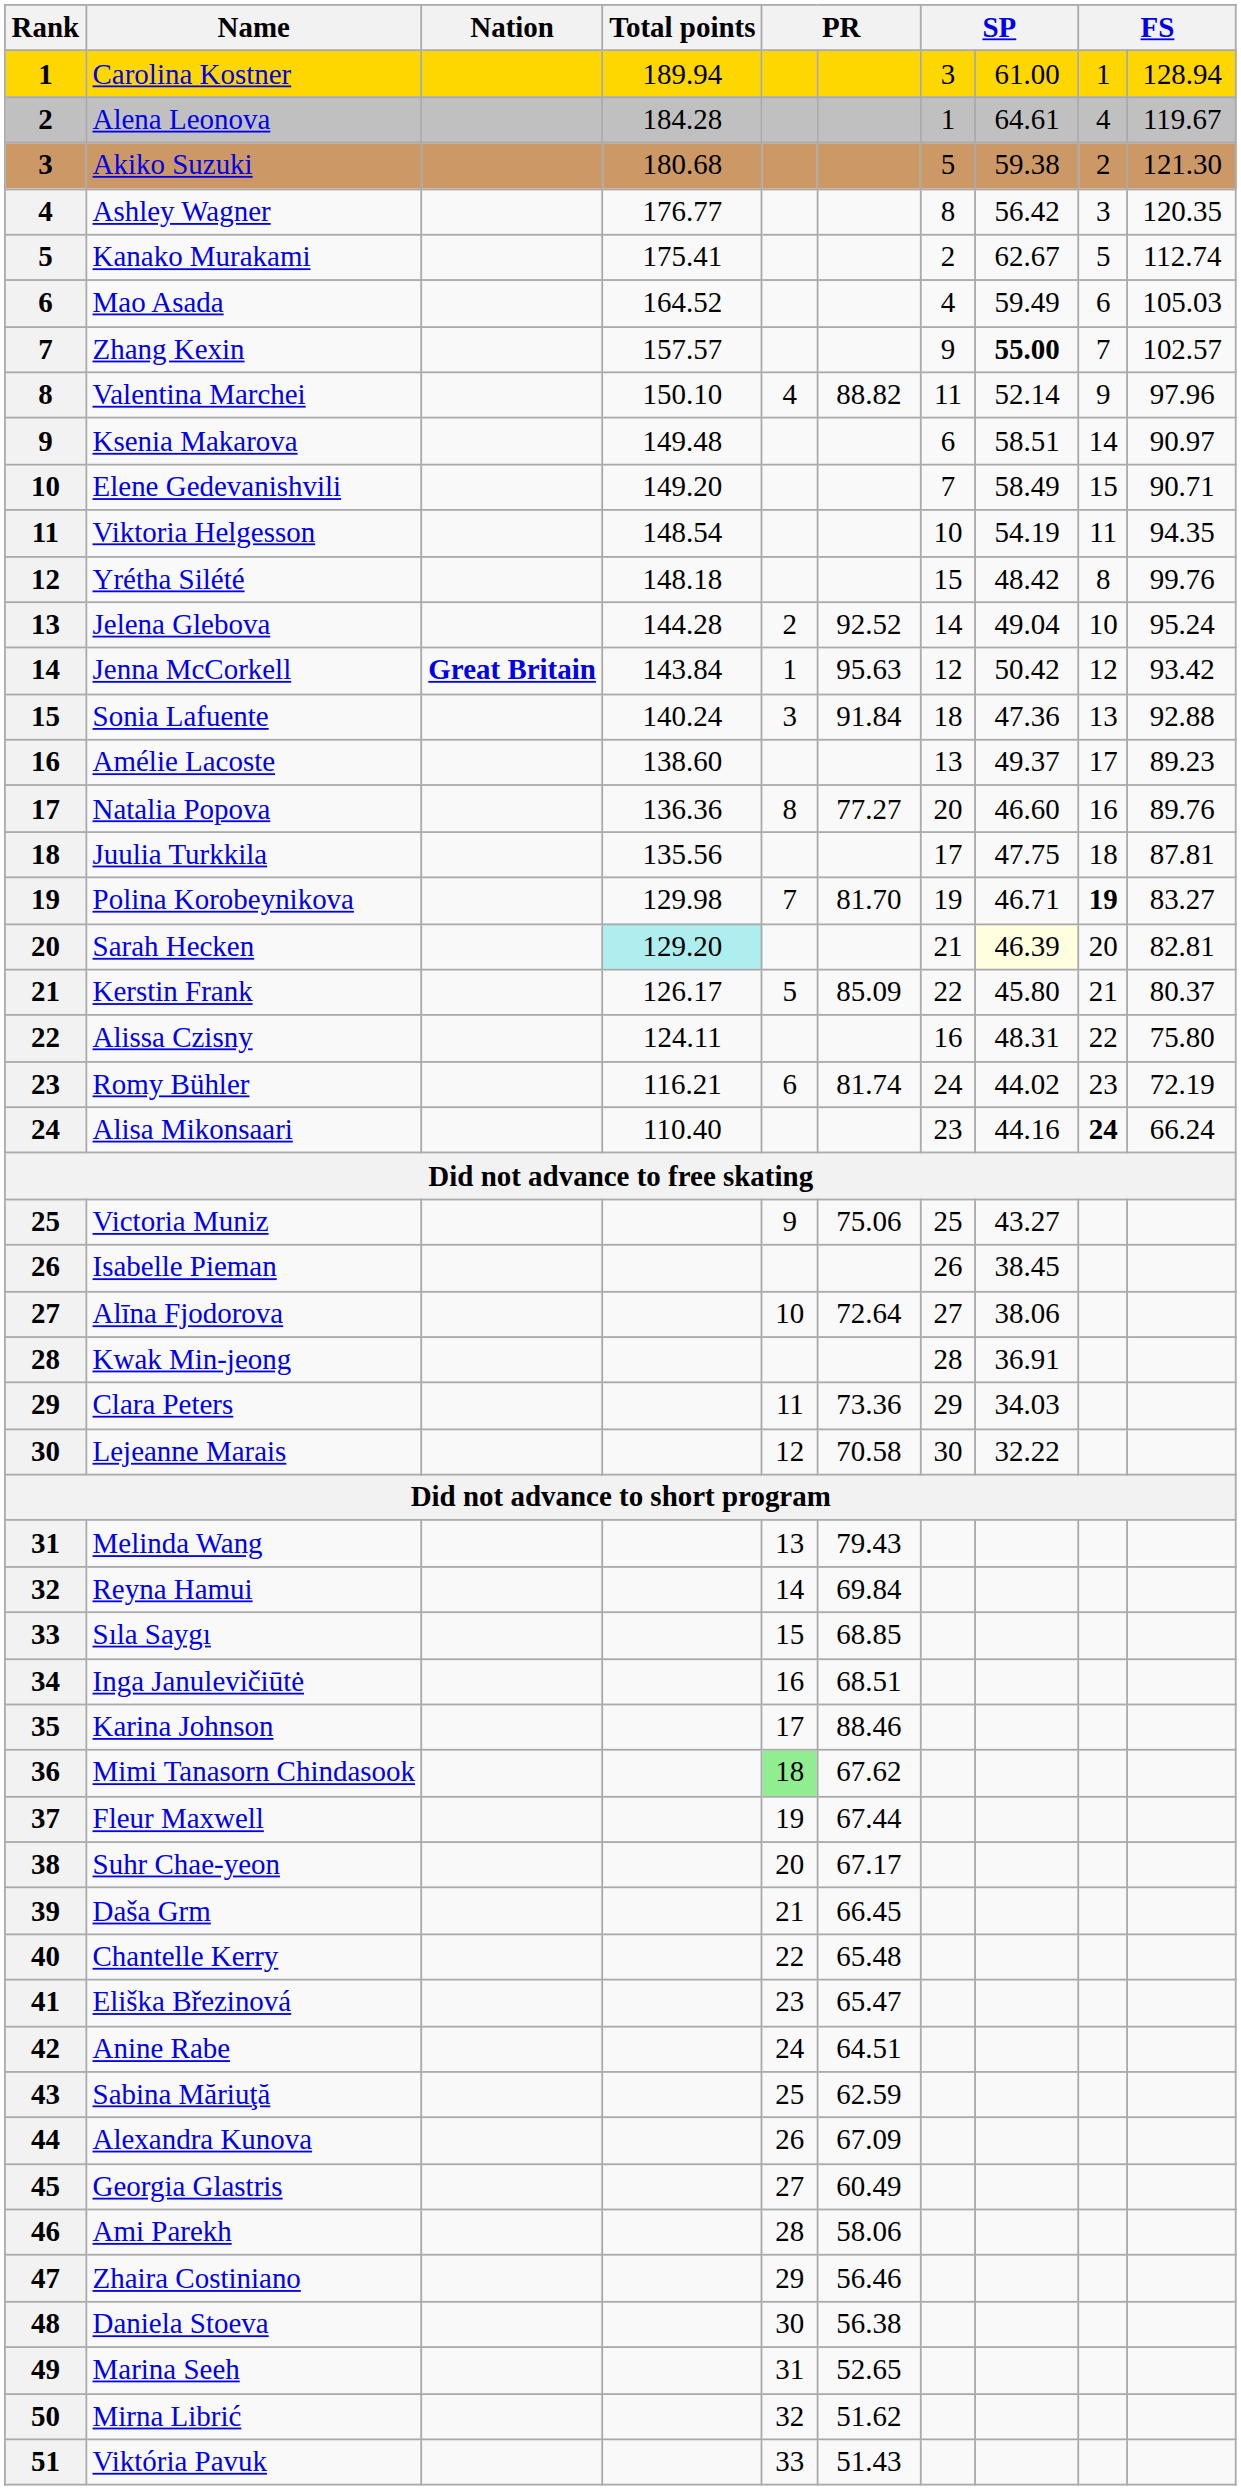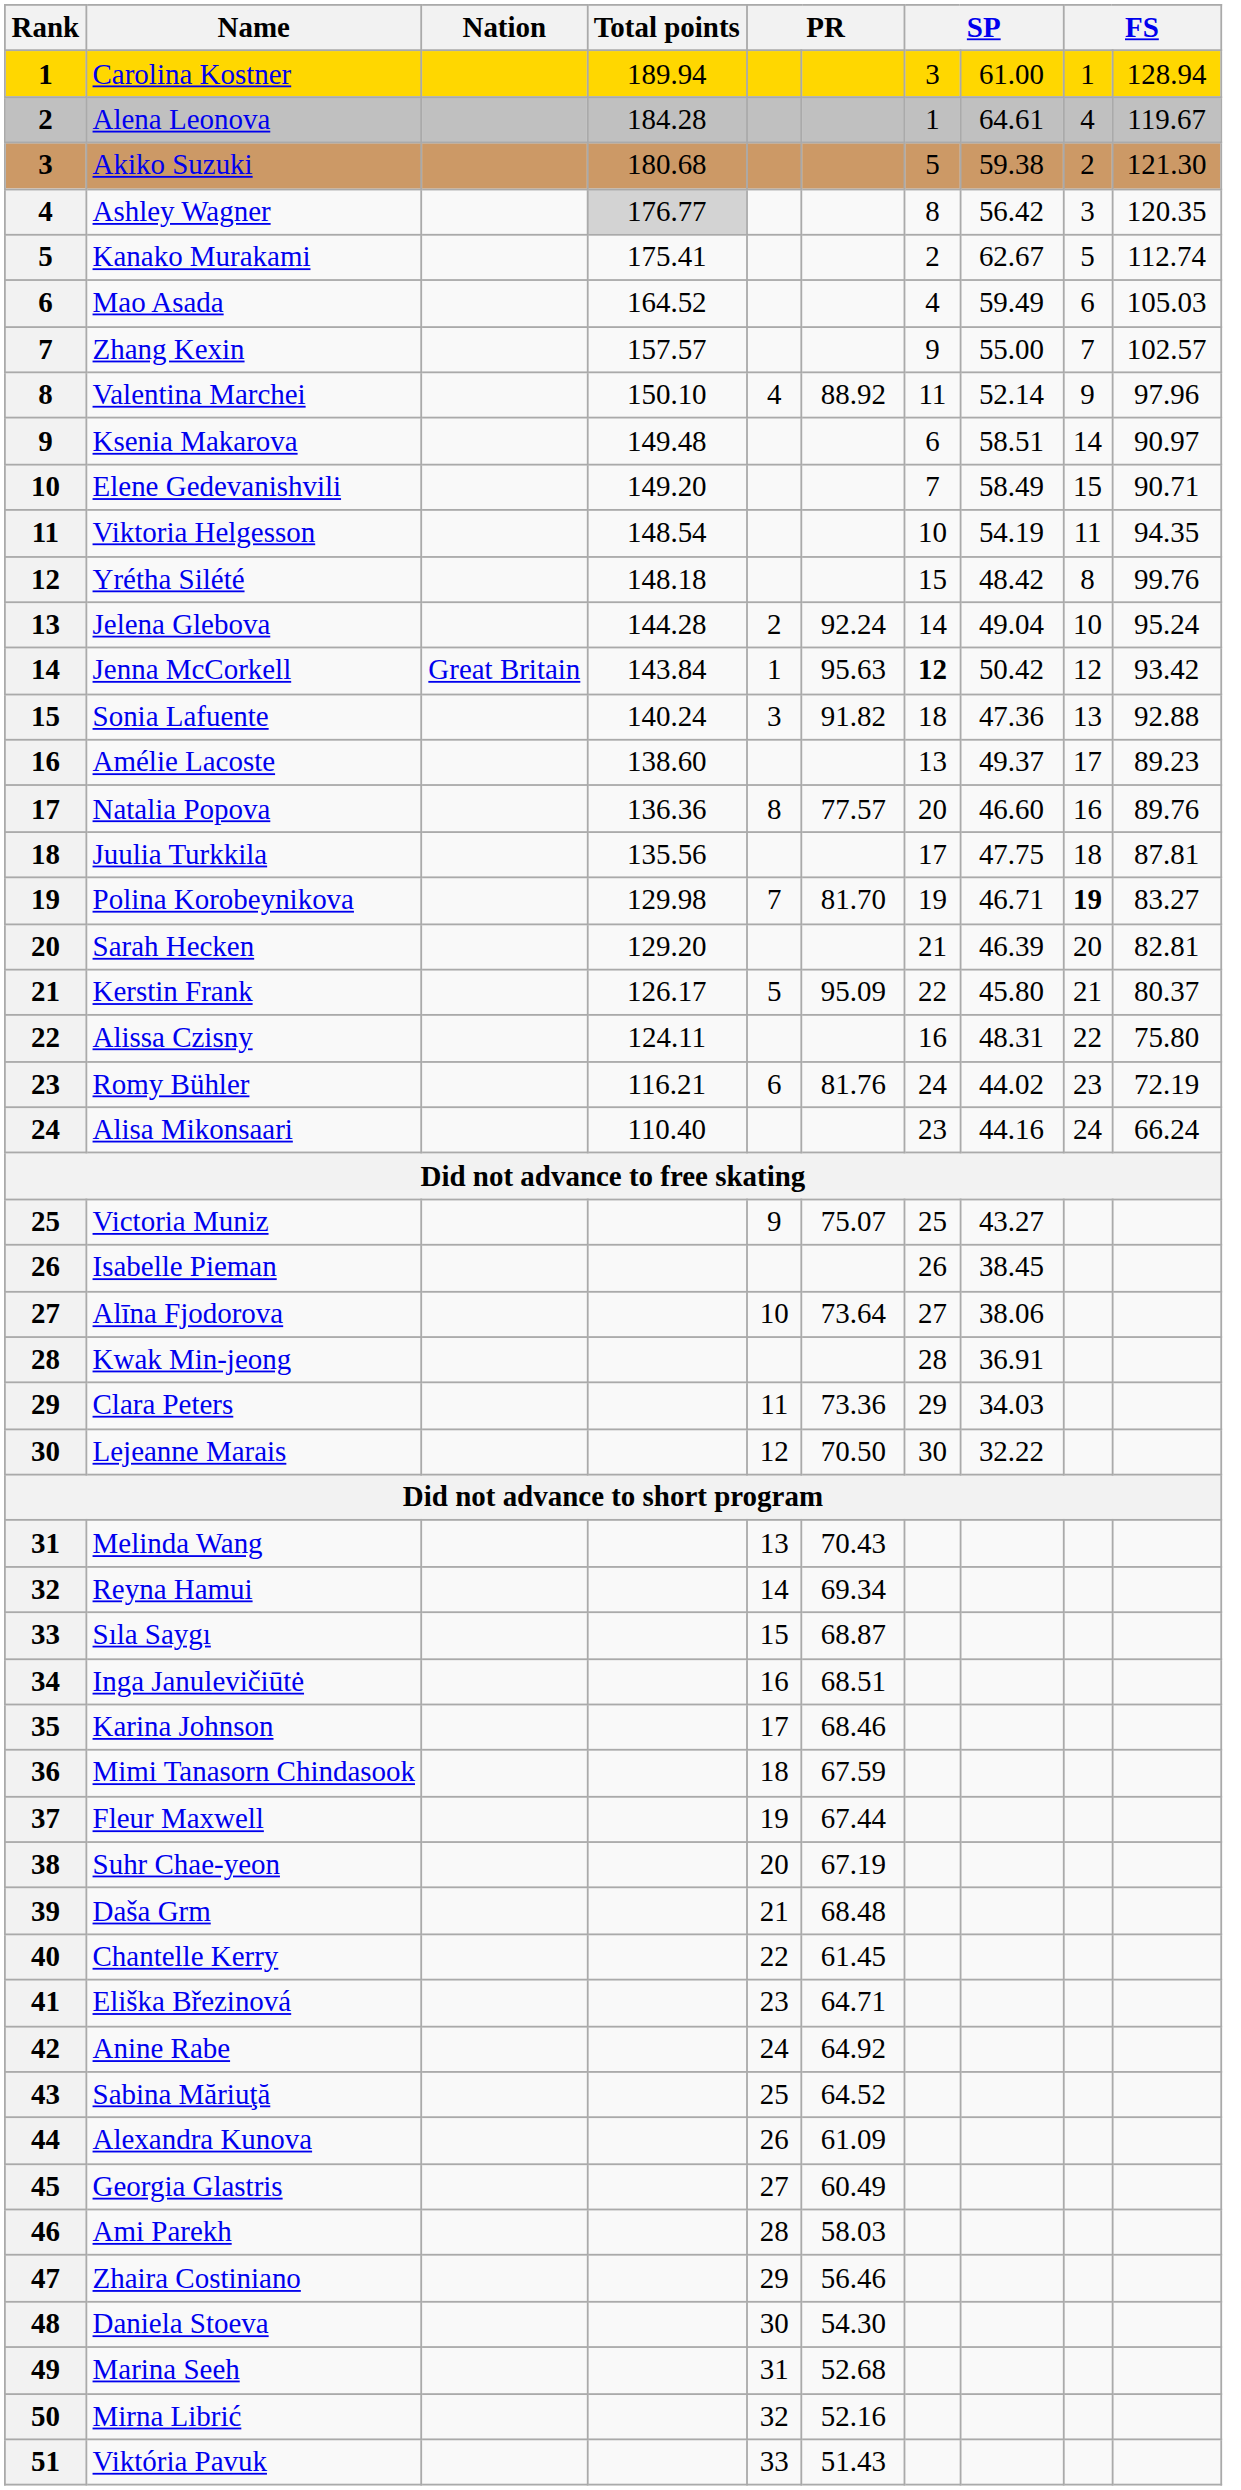(682, 211) no background -> (667, 211) lightgrey background
(1027, 348) bold -> (1011, 348) normal
(869, 394) 88.82 -> (853, 394) 88.92
(869, 624) 92.52 -> (853, 624) 92.24
(512, 670) bold -> (504, 670) normal
(948, 670) normal -> (932, 670) bold
(869, 716) 91.84 -> (853, 716) 91.82
(869, 808) 77.27 -> (853, 808) 77.57
(682, 946) paleturquoise background -> (667, 946) no background
(1027, 946) lightyellow background -> (1011, 946) no background
(869, 991) 85.09 -> (853, 991) 95.09
(869, 1083) 81.74 -> (853, 1083) 81.76
(1103, 1129) bold -> (1088, 1129) normal
(869, 1221) 75.06 -> (853, 1221) 75.07
(869, 1313) 72.64 -> (853, 1313) 73.64
(869, 1451) 70.58 -> (853, 1451) 70.50
(869, 1543) 79.43 -> (853, 1543) 70.43
(869, 1589) 69.84 -> (853, 1589) 69.34
(869, 1634) 68.85 -> (853, 1634) 68.87
(869, 1726) 88.46 -> (853, 1726) 68.46
(790, 1772) lightgreen background -> (774, 1772) no background
(869, 1772) 67.62 -> (853, 1772) 67.59
(869, 1864) 67.17 -> (853, 1864) 67.19
(869, 1910) 66.45 -> (853, 1910) 68.48
(869, 1956) 65.48 -> (853, 1956) 61.45
(869, 2002) 65.47 -> (853, 2002) 64.71
(869, 2048) 64.51 -> (853, 2048) 64.92
(869, 2094) 62.59 -> (853, 2094) 64.52
(869, 2140) 67.09 -> (853, 2140) 61.09
(869, 2232) 58.06 -> (853, 2232) 58.03
(869, 2323) 56.38 -> (853, 2323) 54.30
(869, 2369) 52.65 -> (853, 2369) 52.68
(869, 2415) 51.62 -> (853, 2415) 52.16
